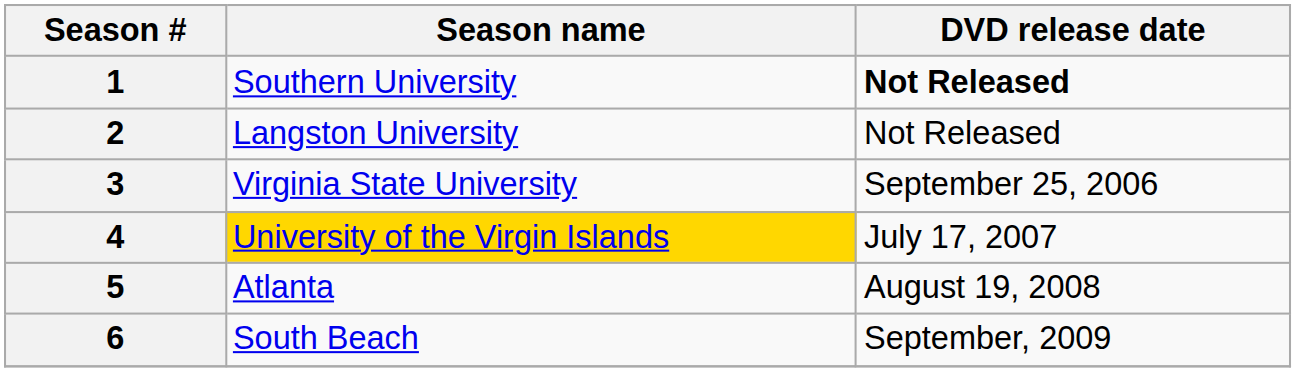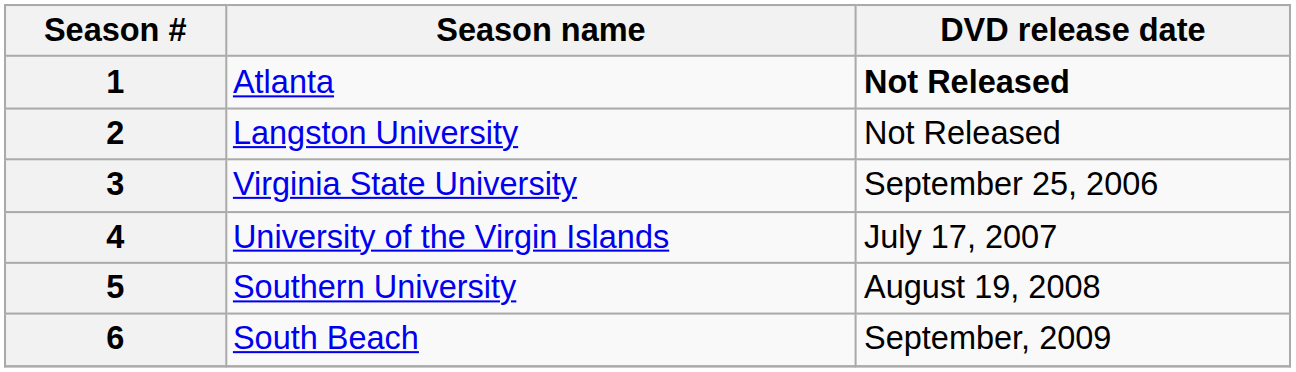(375, 81) Southern University -> (283, 81) Atlanta
(451, 236) gold background -> (451, 236) no background
(283, 287) Atlanta -> (375, 287) Southern University
